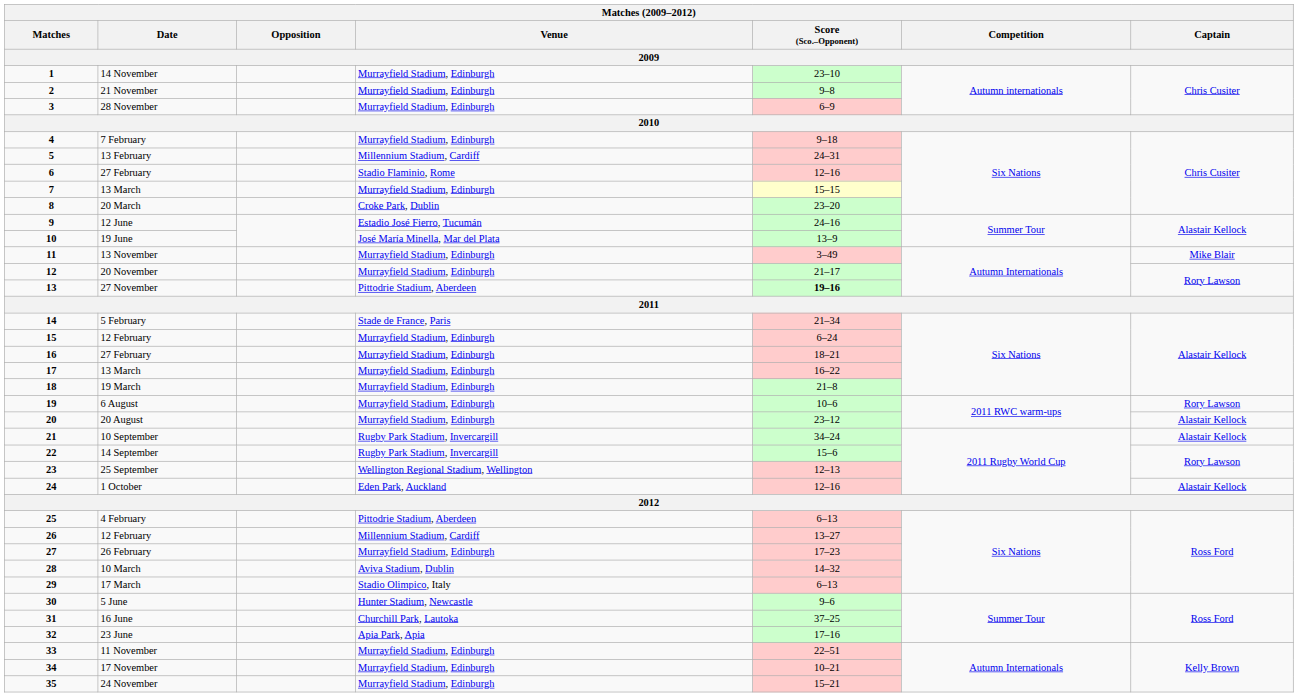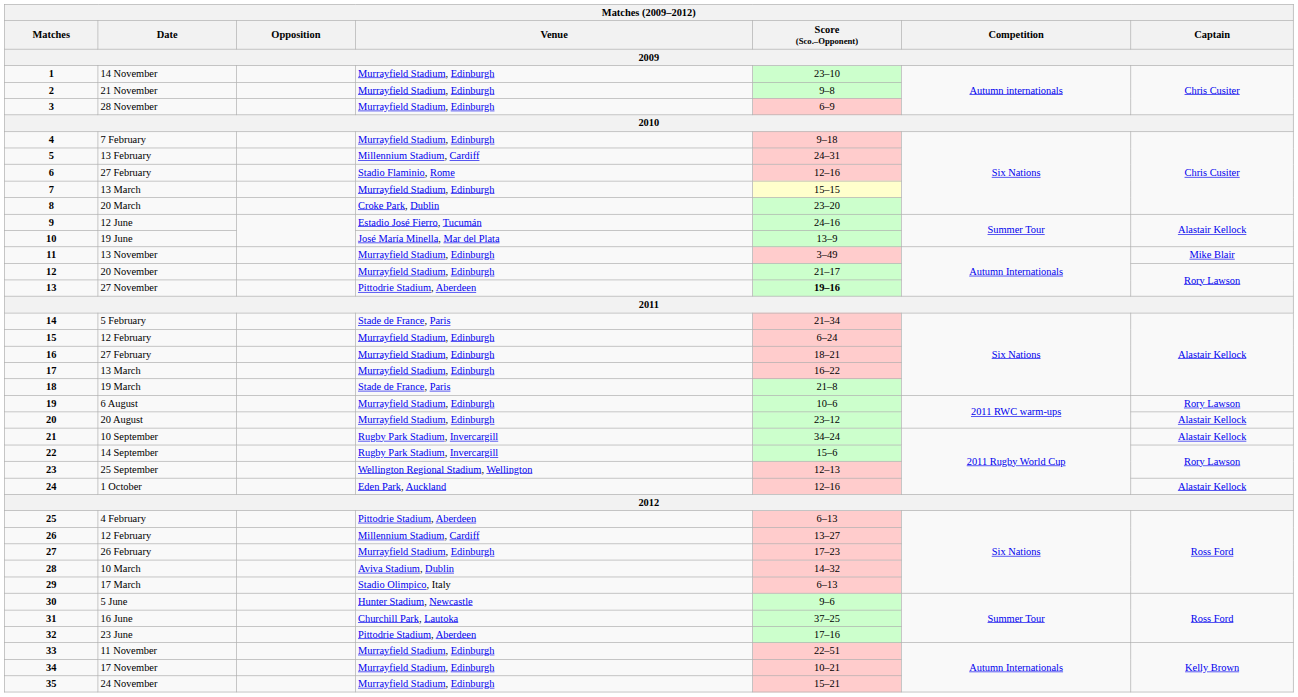(426, 387) Murrayfield Stadium, Edinburgh -> (404, 387) Stade de France, Paris
(391, 634) Apia Park, Apia -> (417, 634) Pittodrie Stadium, Aberdeen
